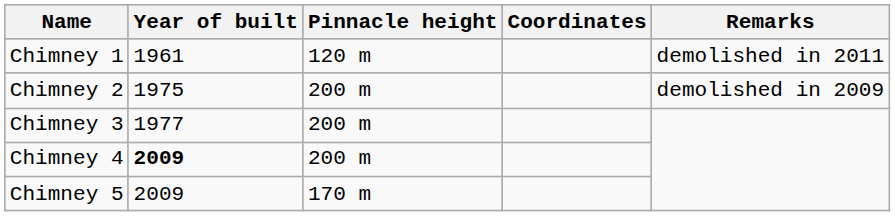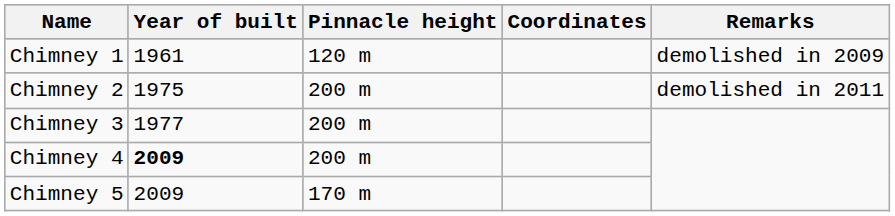(770, 56) demolished in 2011 -> (770, 56) demolished in 2009
(770, 91) demolished in 2009 -> (770, 91) demolished in 2011
